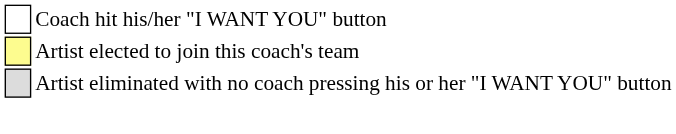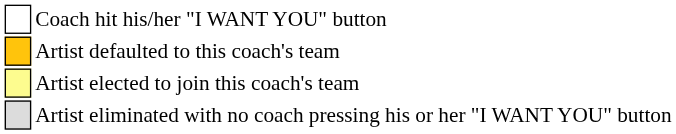+ row: (188, 51)
